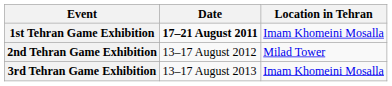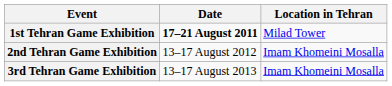(324, 33) Imam Khomeini Mosalla -> (294, 33) Milad Tower
(294, 52) Milad Tower -> (324, 52) Imam Khomeini Mosalla
